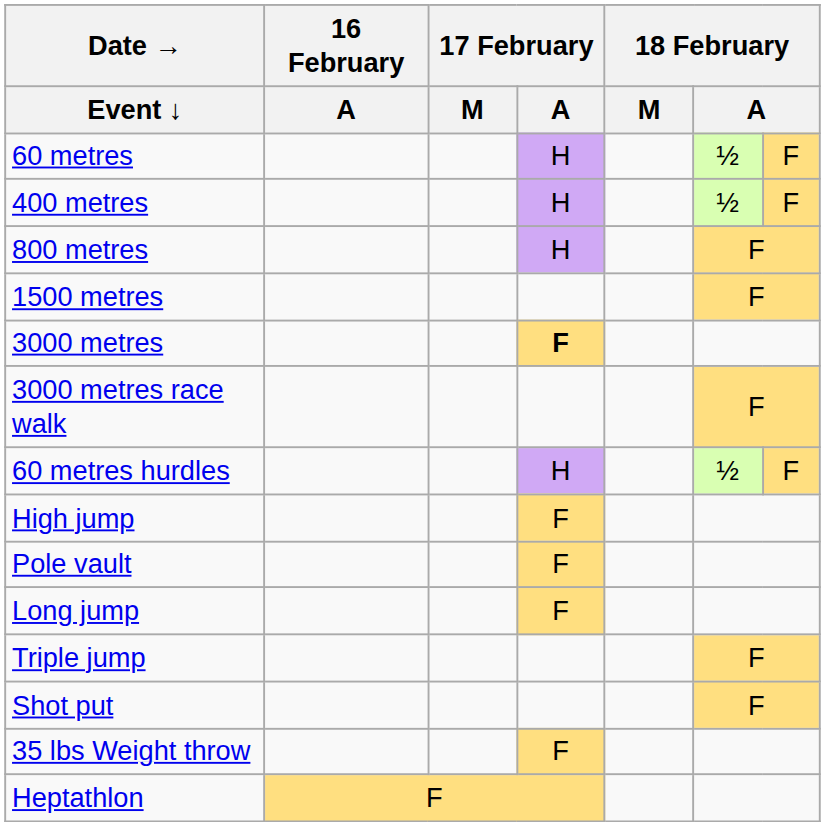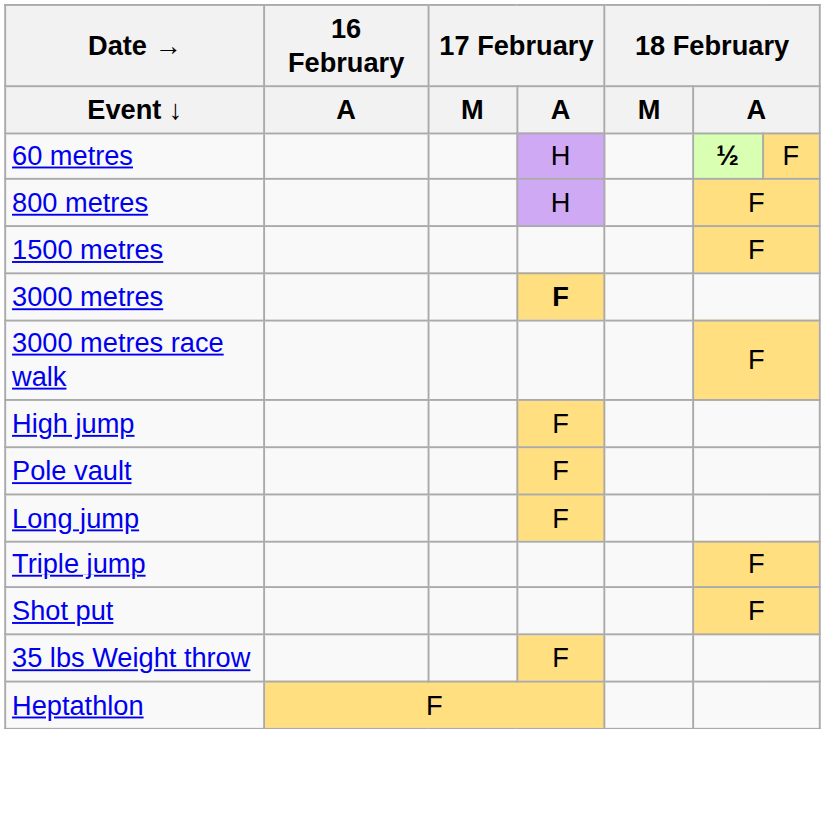(728, 156) normal -> (728, 156) bold
- row: (80, 203)
- row: (121, 471)
